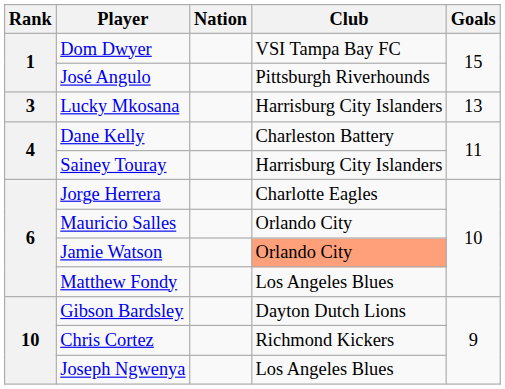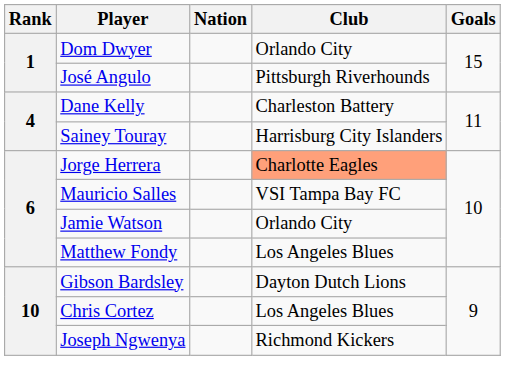(328, 48) VSI Tampa Bay FC -> (304, 48) Orlando City
- row: (120, 106)
(317, 194) no background -> (317, 164) lightsalmon background
(304, 223) Orlando City -> (328, 194) VSI Tampa Bay FC
(304, 252) lightsalmon background -> (304, 223) no background
(325, 340) Richmond Kickers -> (325, 310) Los Angeles Blues
(325, 369) Los Angeles Blues -> (325, 340) Richmond Kickers
